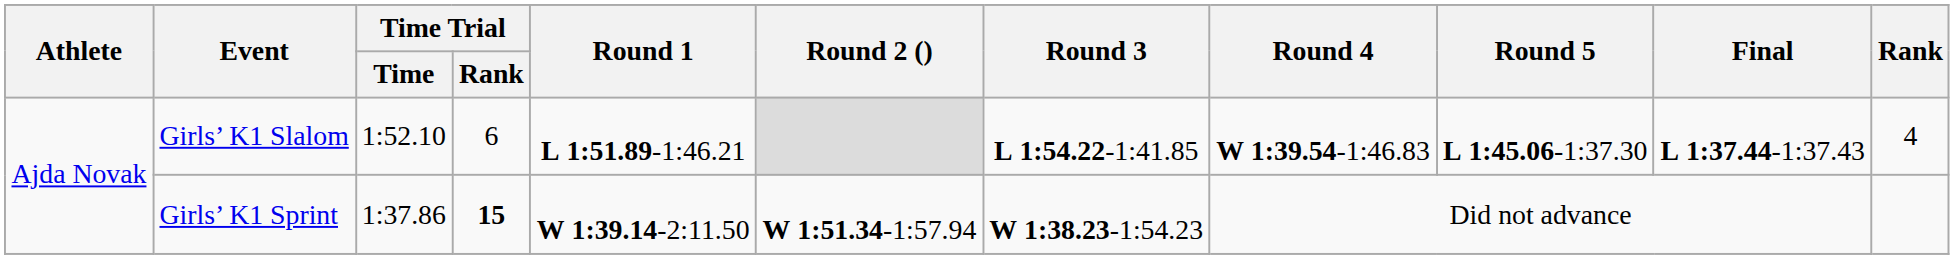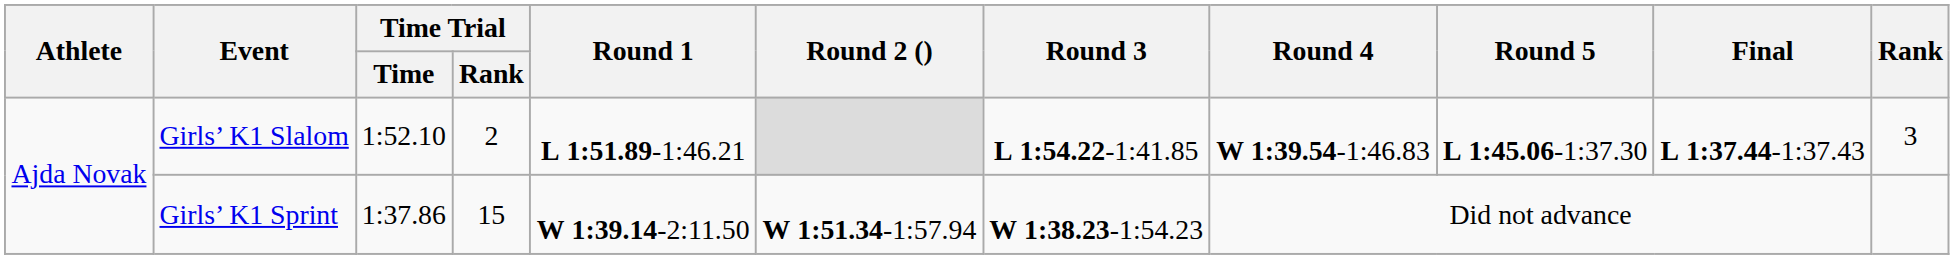(491, 135) 6 -> (491, 135) 2
(1910, 135) 4 -> (1910, 135) 3
(491, 214) bold -> (491, 214) normal
